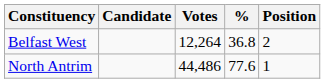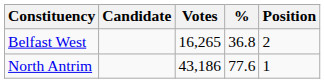(200, 41) 12,264 -> (200, 41) 16,265
(200, 66) 44,486 -> (200, 66) 43,186
